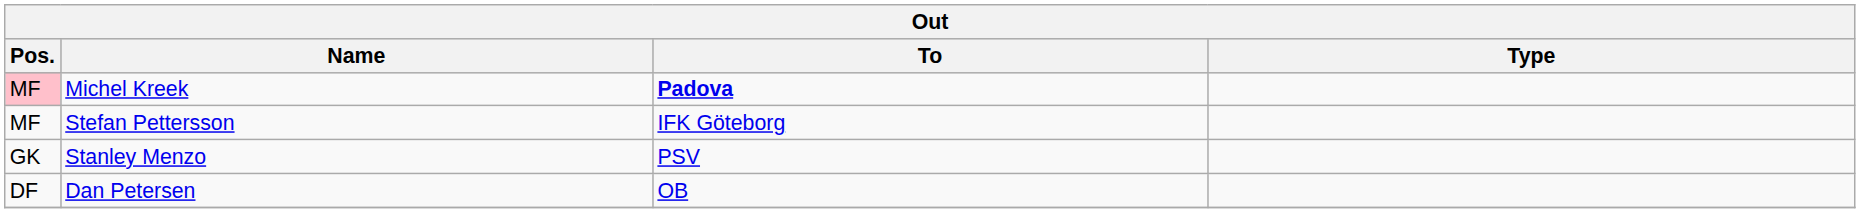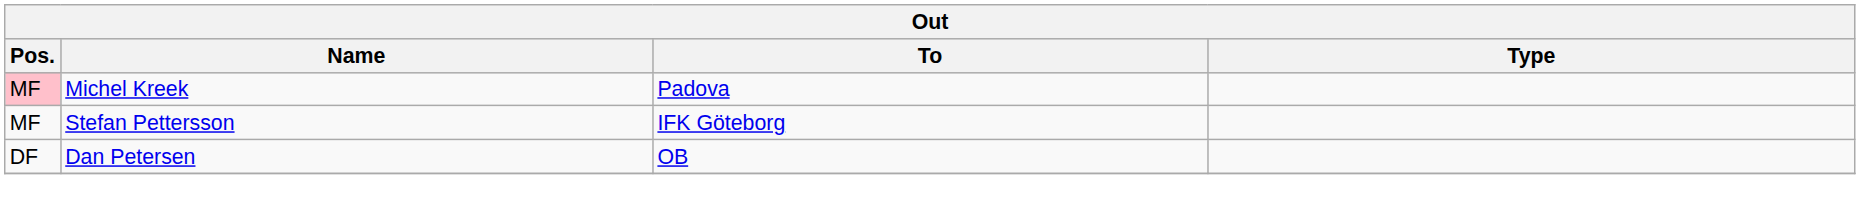(695, 89) bold -> (694, 89) normal
- row: (136, 157)
